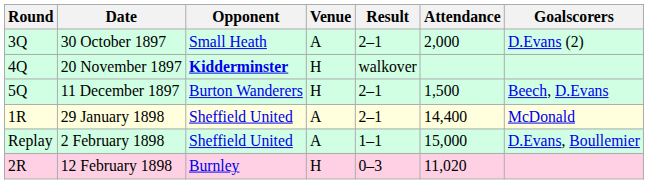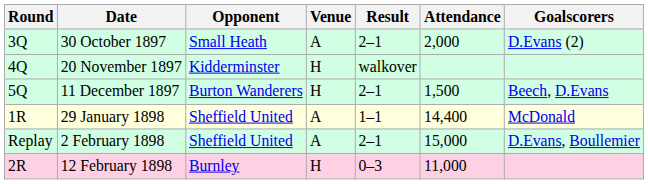(239, 66) bold -> (234, 66) normal
(370, 116) 2–1 -> (370, 116) 1–1
(370, 141) 1–1 -> (370, 141) 2–1
(445, 166) 11,020 -> (445, 166) 11,000
